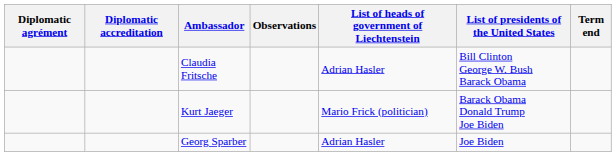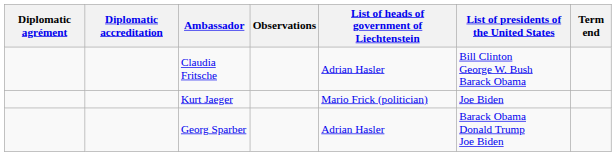(493, 111) Barack Obama Donald Trump Joe Biden -> (481, 99) Joe Biden
(481, 142) Joe Biden -> (493, 129) Barack Obama Donald Trump Joe Biden
